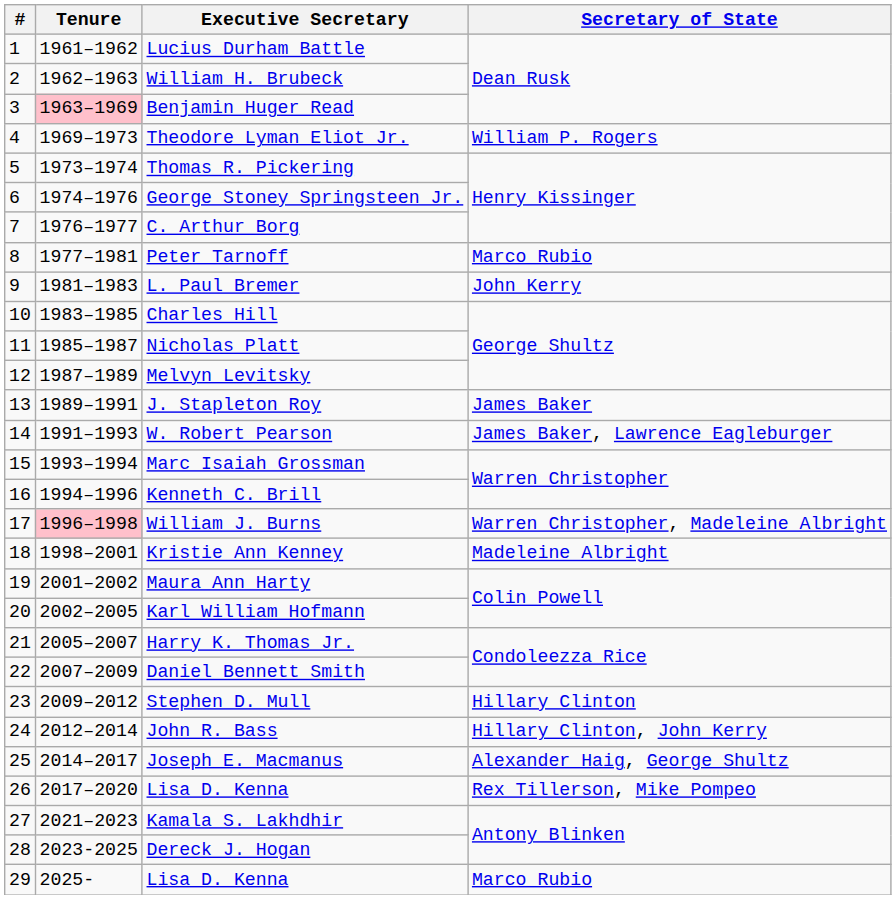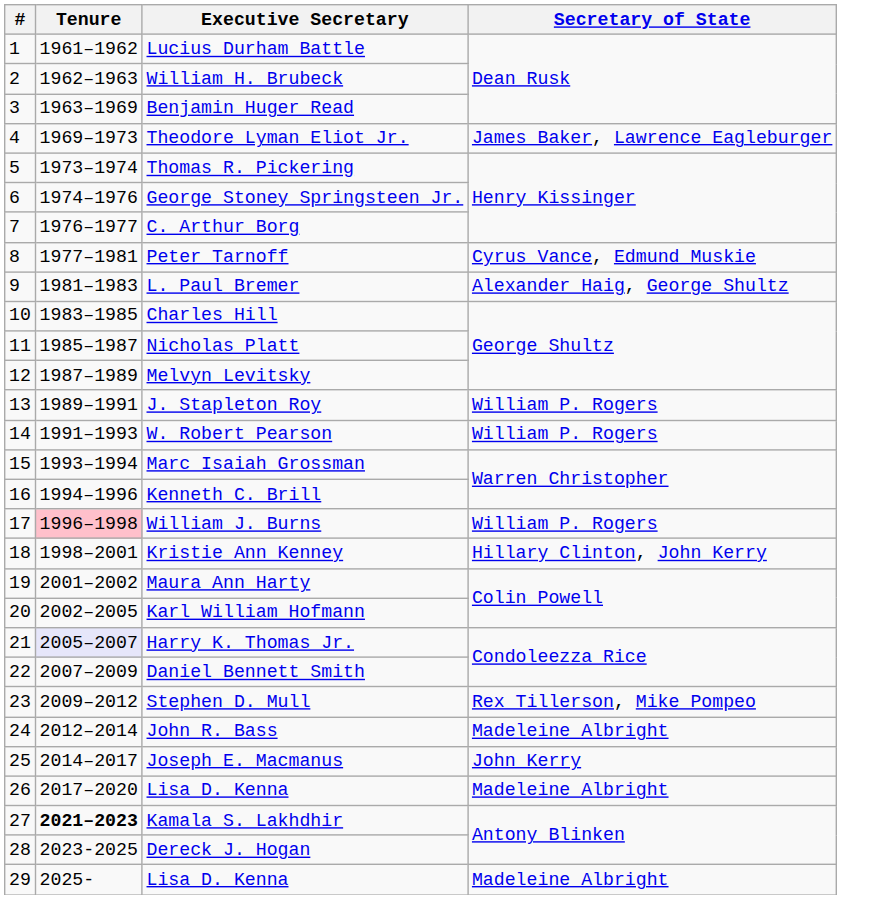(89, 109) pink background -> (89, 109) no background
(565, 138) William P. Rogers -> (652, 138) James Baker, Lawrence Eagleburger
(532, 257) Marco Rubio -> (614, 257) Cyrus Vance, Edmund Muskie
(527, 286) John Kerry -> (630, 286) Alexander Haig, George Shultz
(532, 405) James Baker -> (565, 405) William P. Rogers
(652, 435) James Baker, Lawrence Eagleburger -> (565, 435) William P. Rogers
(679, 524) Warren Christopher, Madeleine Albright -> (565, 524) William P. Rogers
(570, 553) Madeleine Albright -> (619, 553) Hillary Clinton, John Kerry
(89, 642) no background -> (89, 642) lavender background
(554, 702) Hillary Clinton -> (614, 702) Rex Tillerson, Mike Pompeo
(619, 731) Hillary Clinton, John Kerry -> (570, 731) Madeleine Albright
(630, 761) Alexander Haig, George Shultz -> (527, 761) John Kerry
(614, 791) Rex Tillerson, Mike Pompeo -> (570, 791) Madeleine Albright
(89, 820) normal -> (89, 820) bold
(532, 880) Marco Rubio -> (570, 880) Madeleine Albright
